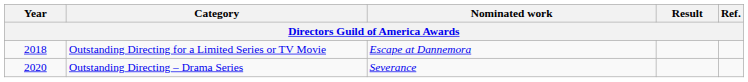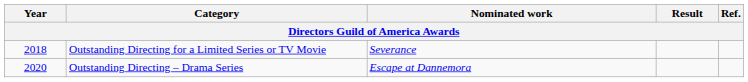(420, 49) Escape at Dannemora -> (393, 49) Severance
(393, 67) Severance -> (420, 67) Escape at Dannemora
